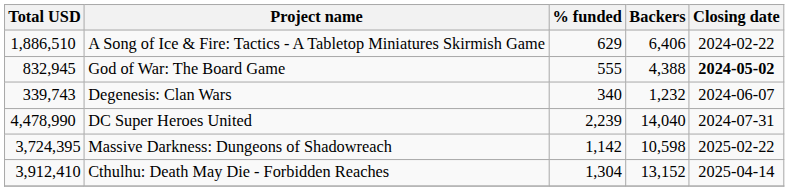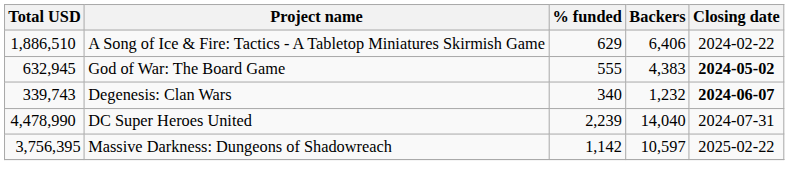(49, 69) 832,945 -> (49, 69) 632,945
(667, 69) 4,388 -> (667, 69) 4,383
(736, 95) normal -> (736, 95) bold
(48, 146) 3,724,395 -> (48, 146) 3,756,395
(663, 146) 10,598 -> (663, 146) 10,597
- row: (239, 172)
